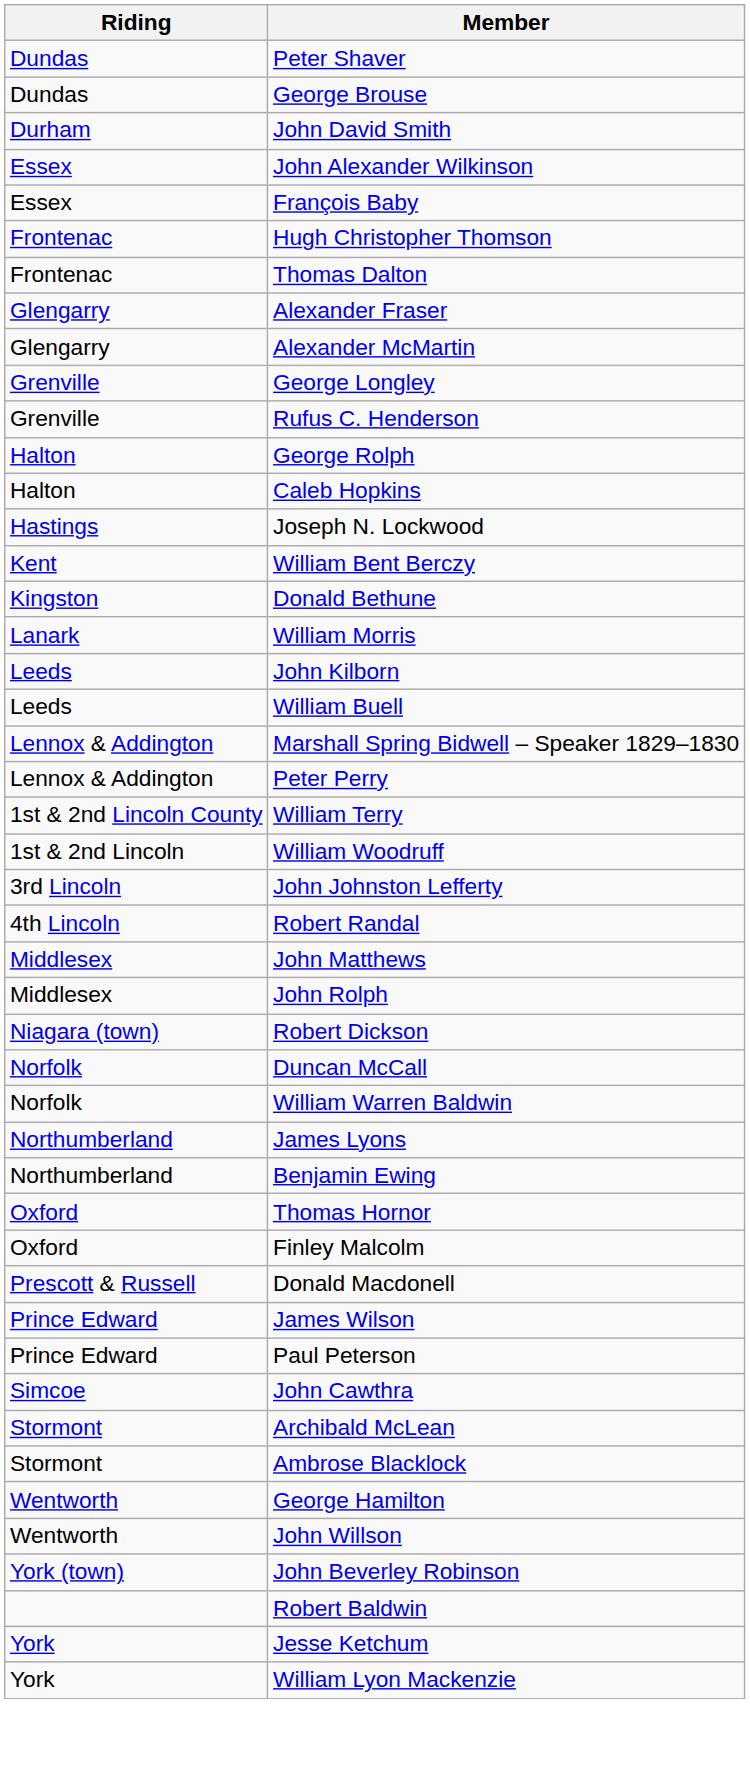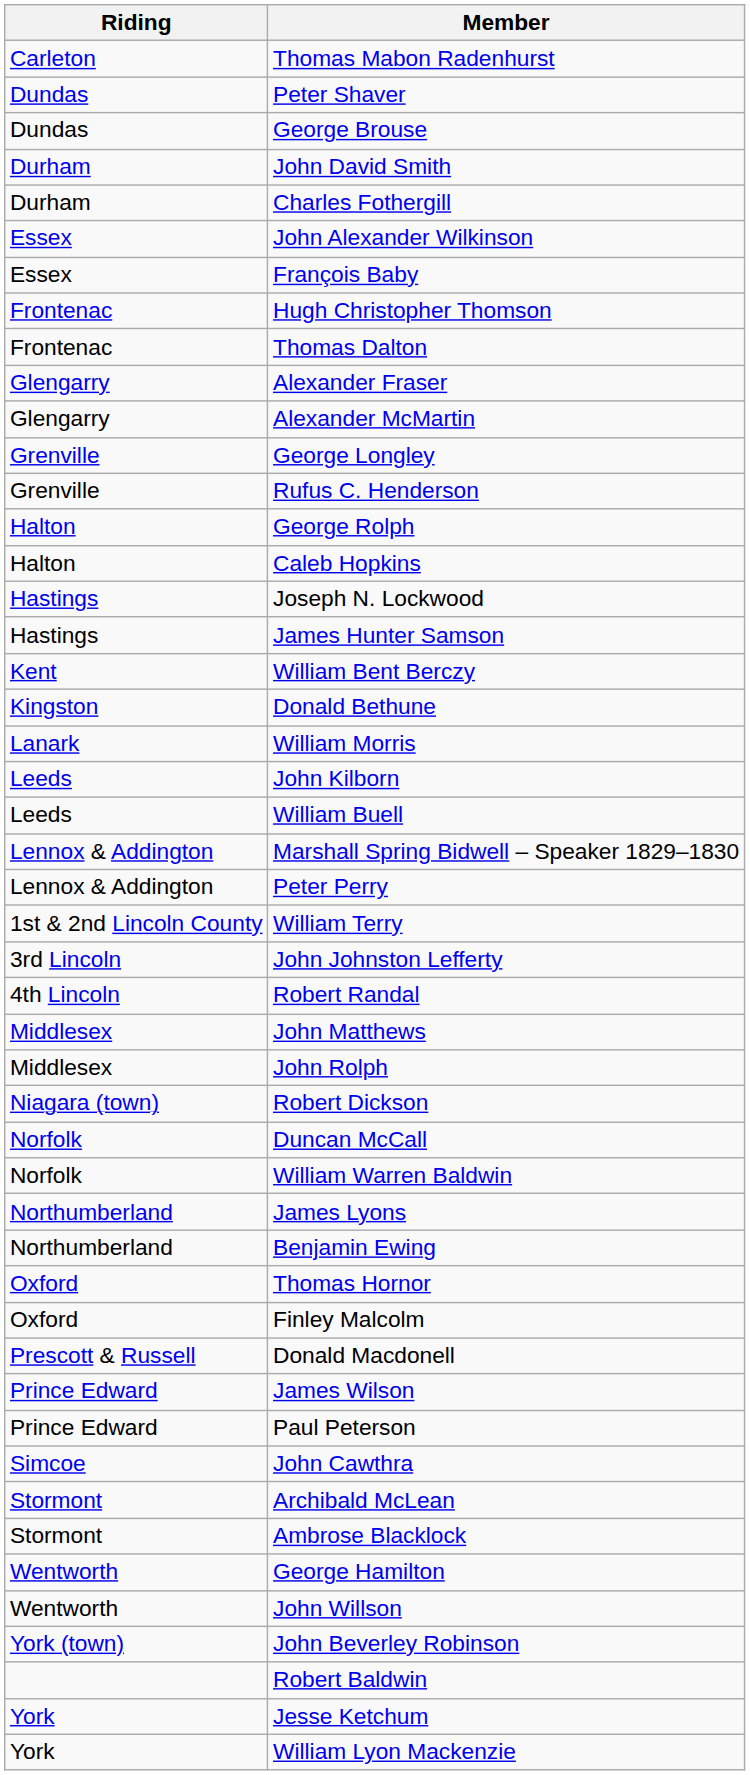+ row: (414, 58)
+ row: (362, 202)
+ row: (389, 635)
- row: (358, 851)
